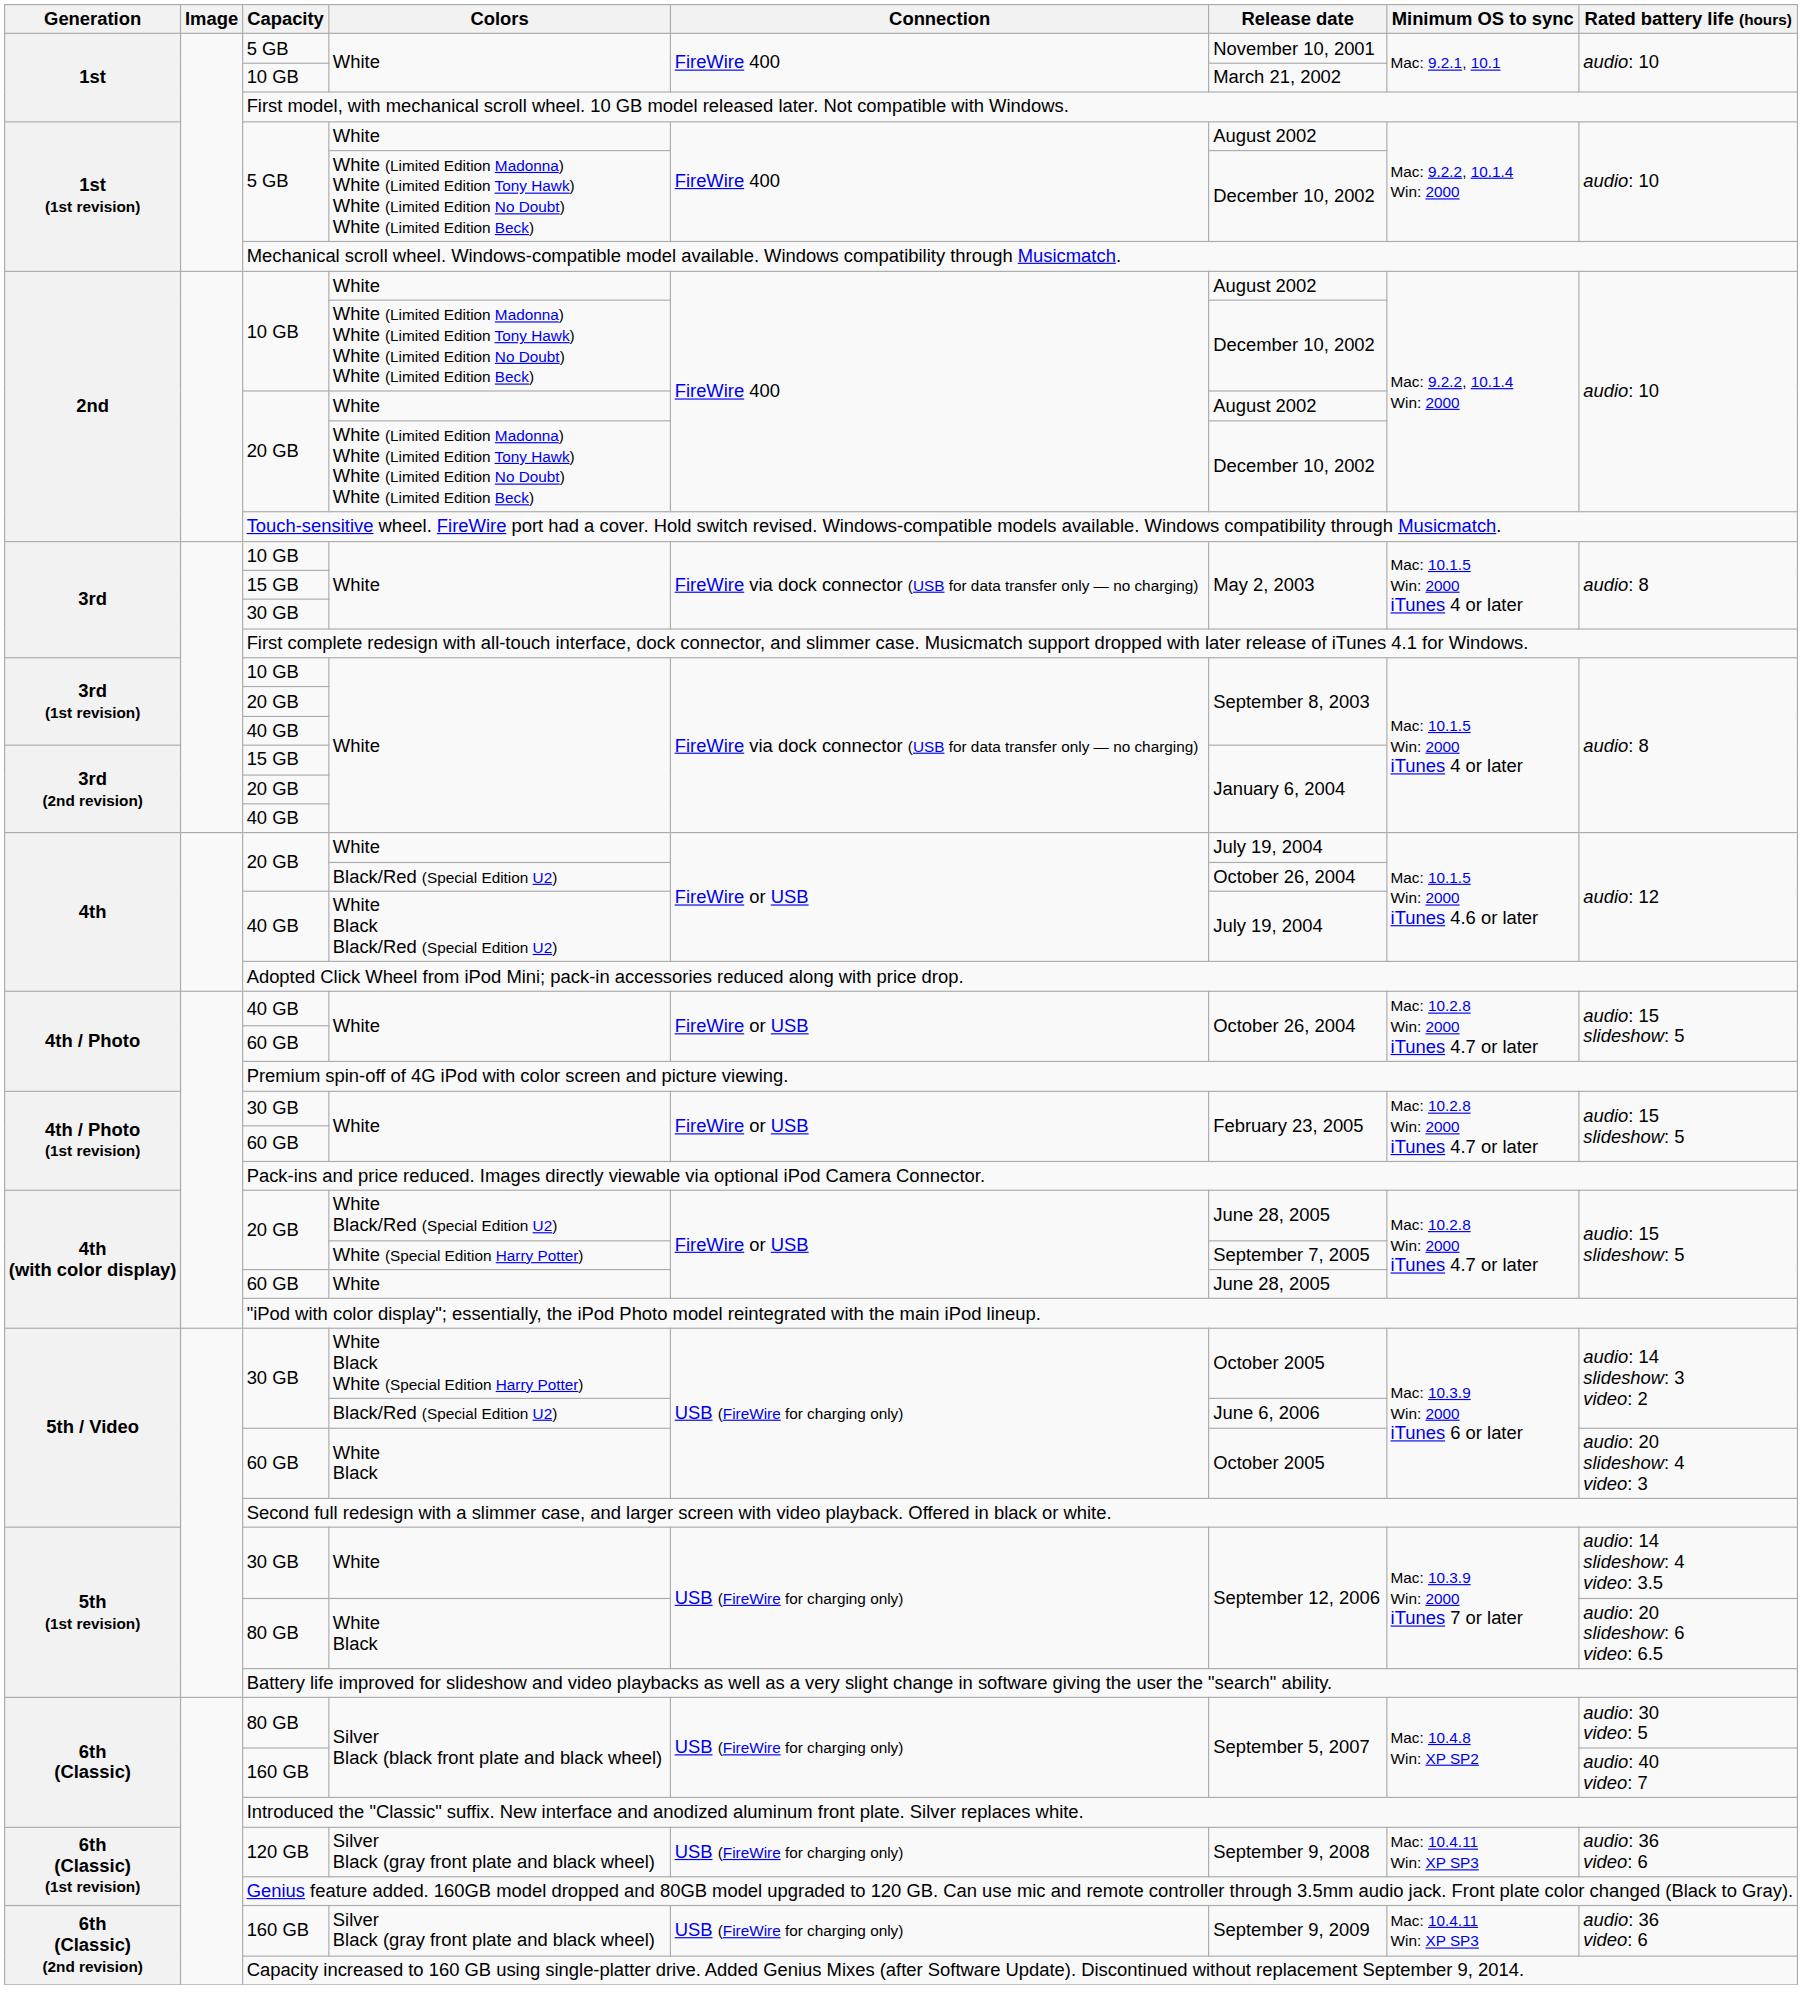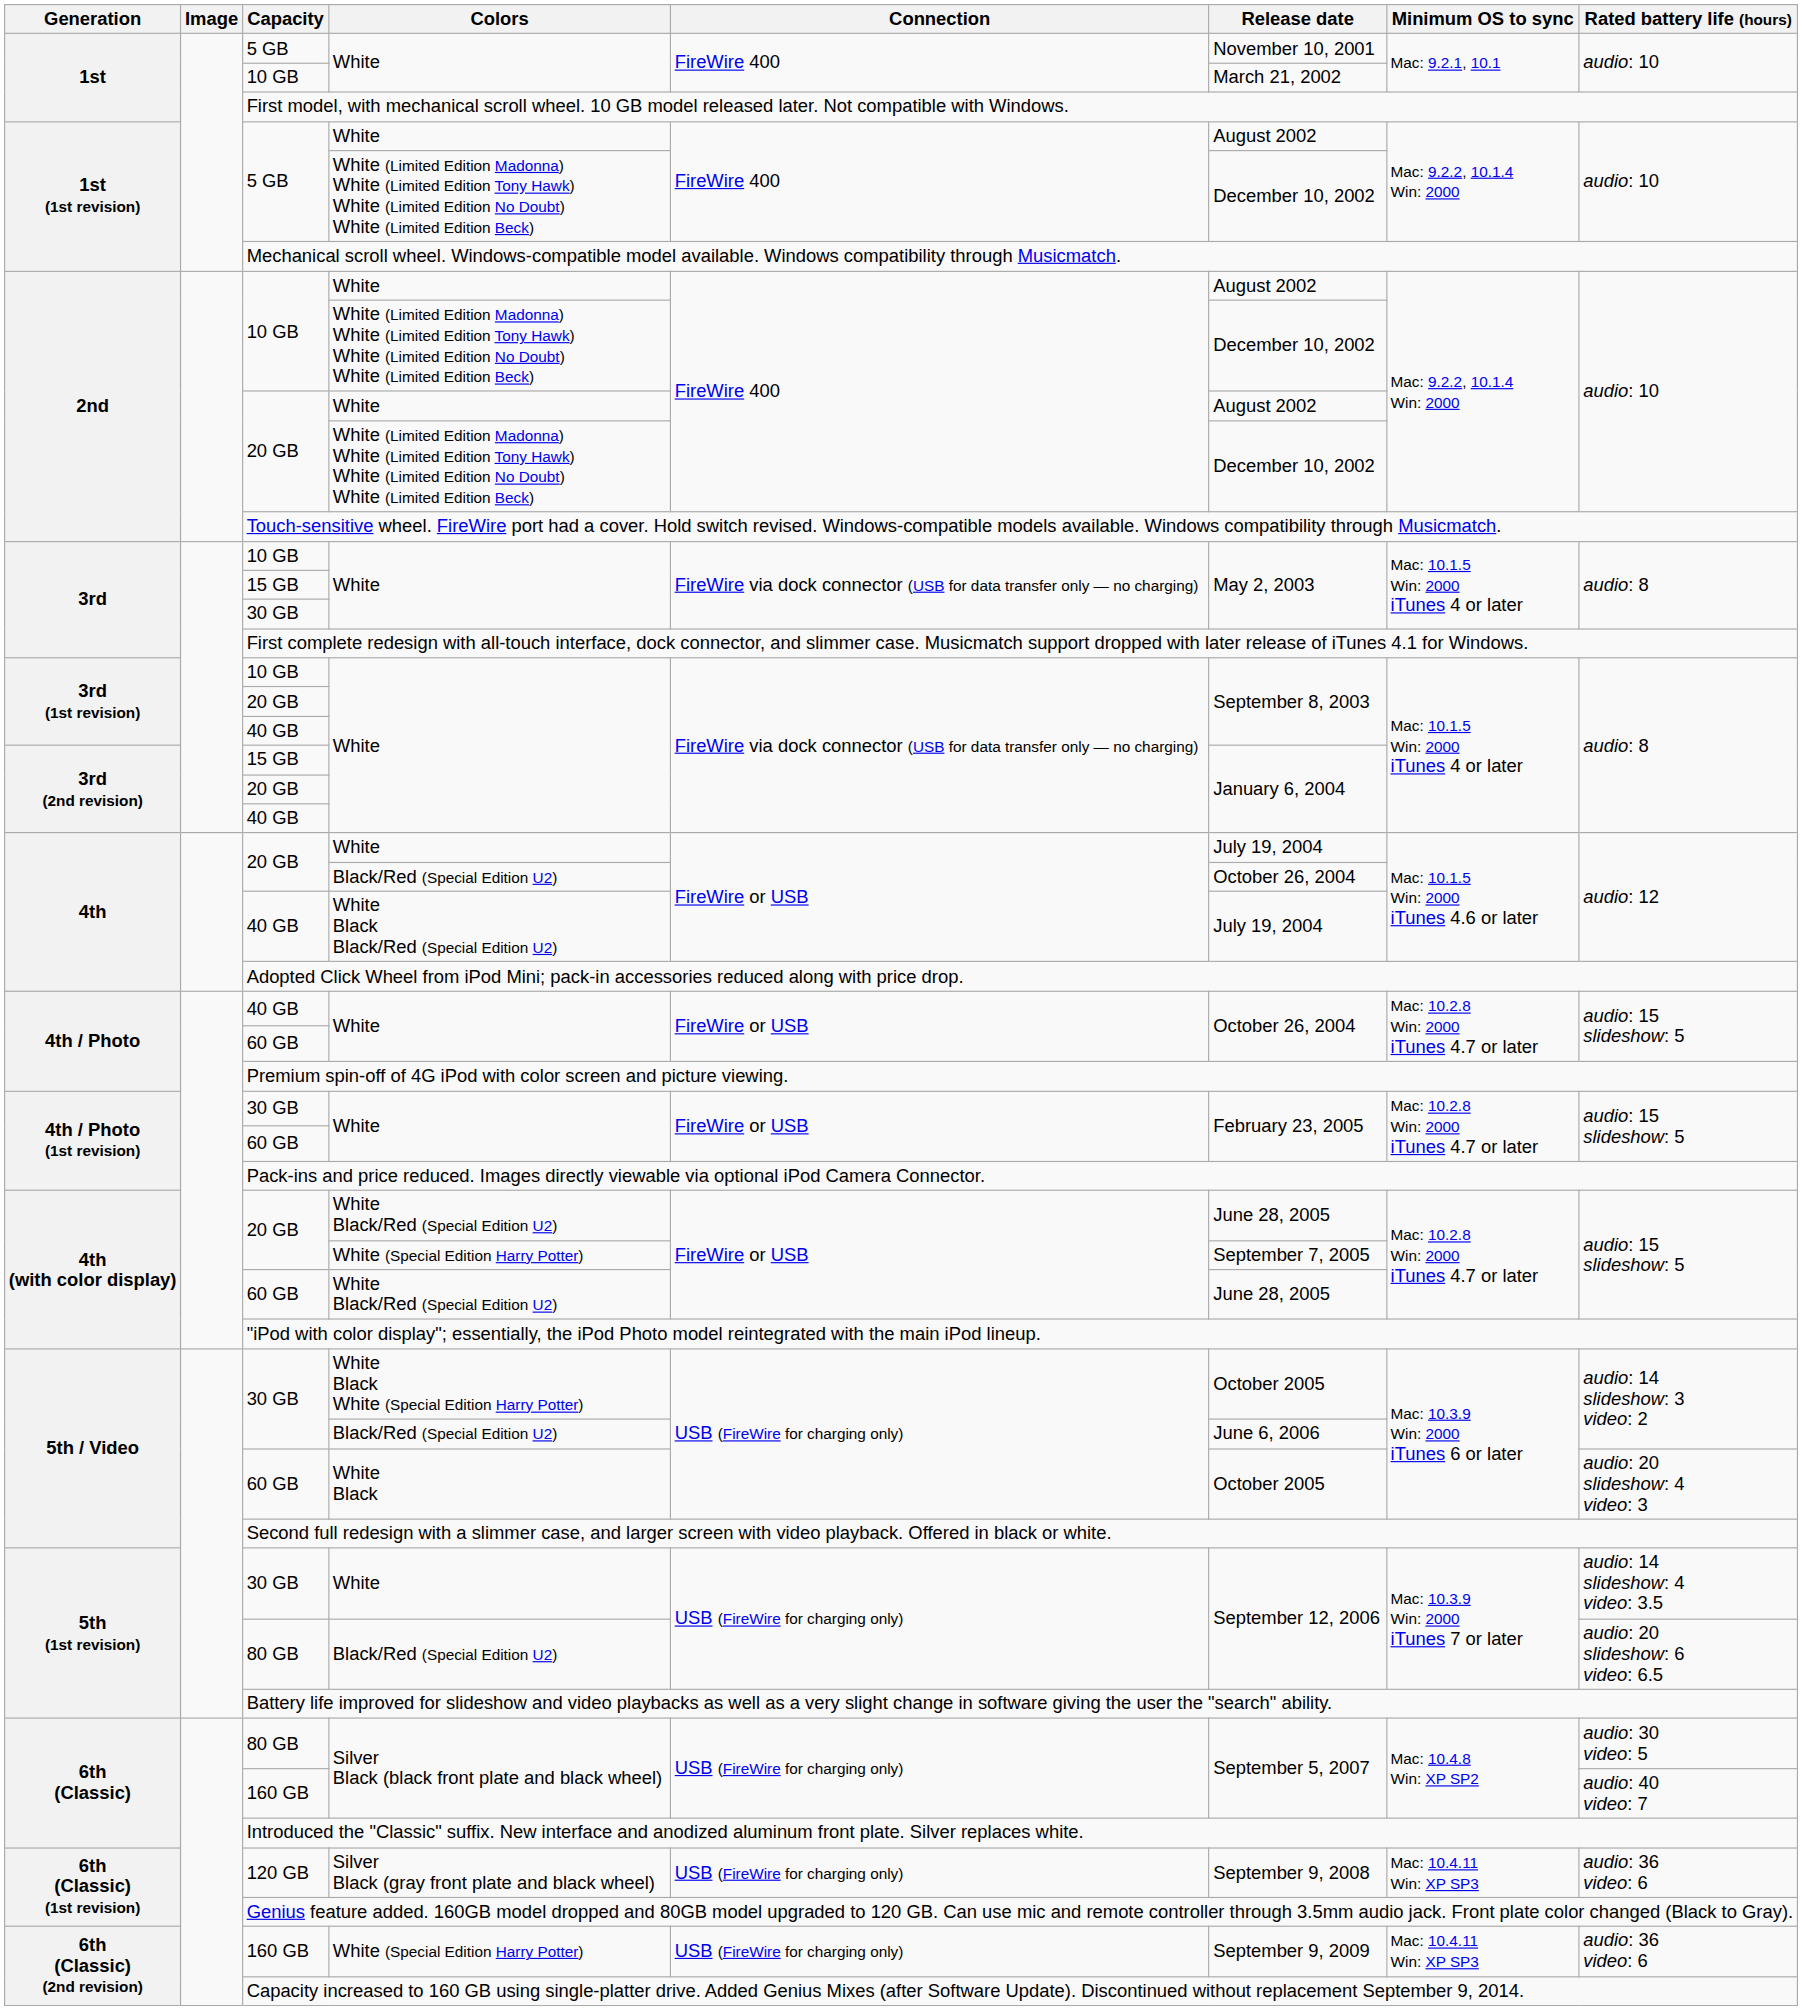(356, 1284) White -> (445, 1294) White Black/Red (Special Edition U2)
(356, 1633) White Black -> (445, 1653) Black/Red (Special Edition U2)
(494, 1930) Silver Black (gray front plate and black wheel) -> (458, 1951) White (Special Edition Harry Potter)
